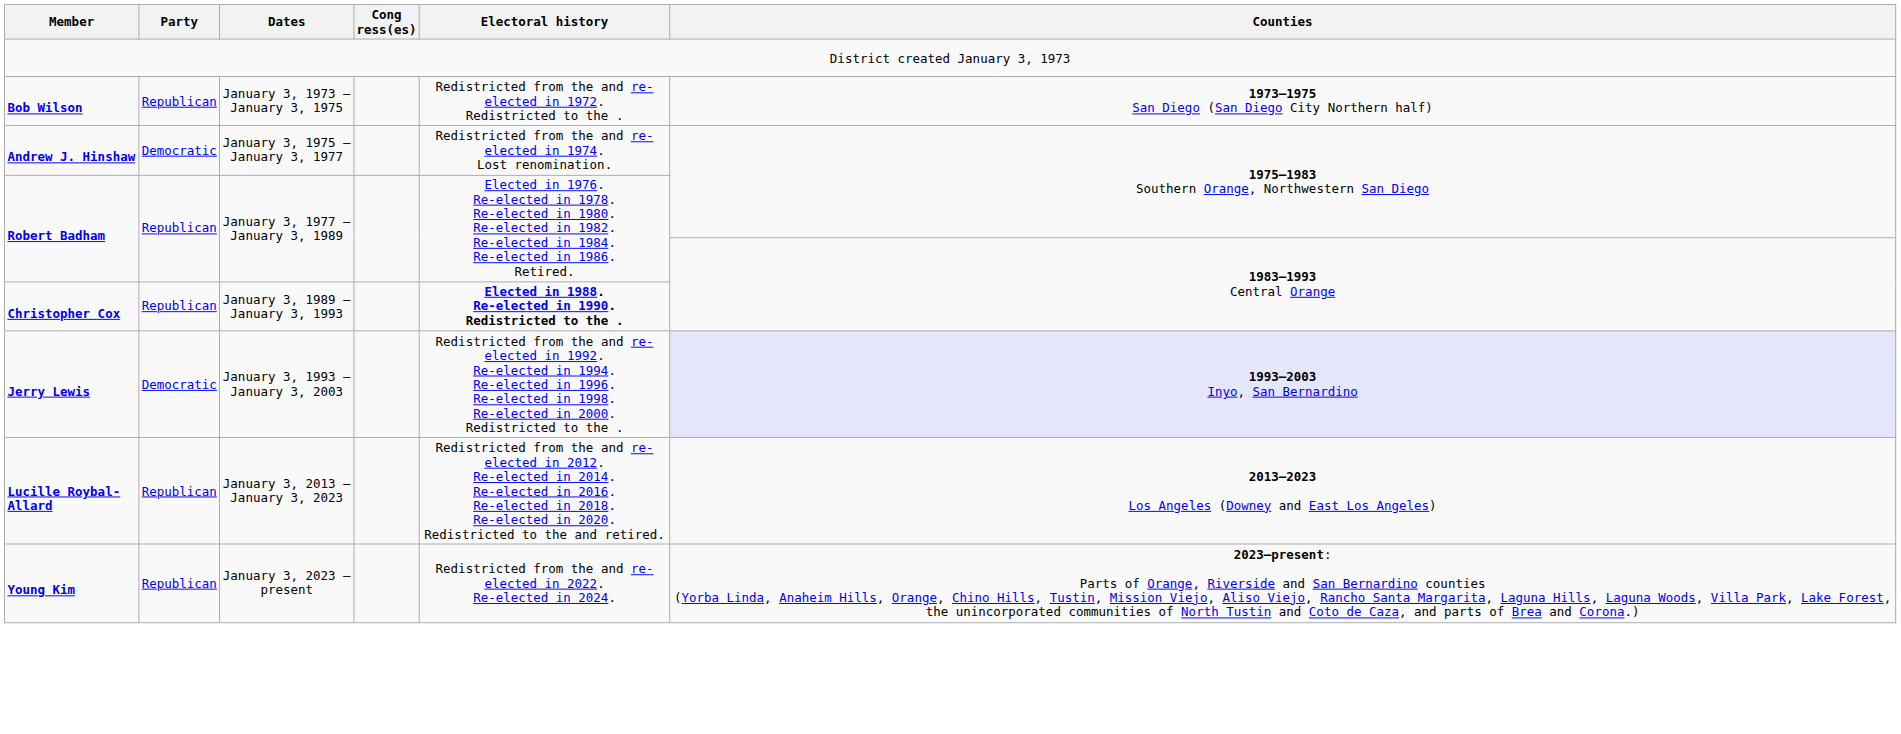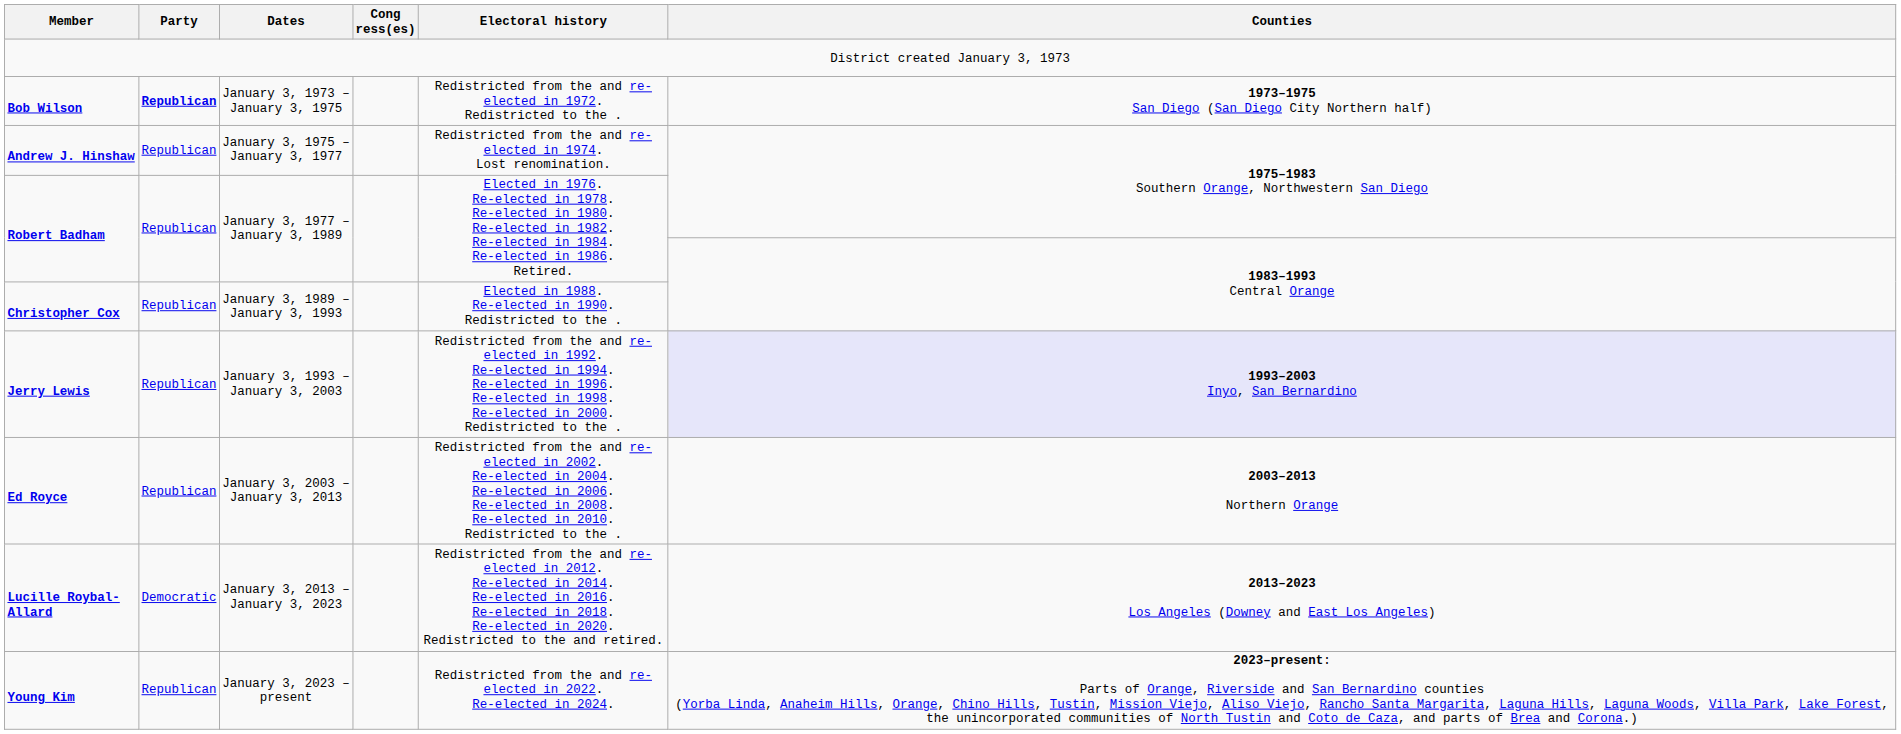(179, 101) normal -> (179, 101) bold
(179, 150) Democratic -> (179, 150) Republican
(545, 306) bold -> (543, 306) normal
(179, 384) Democratic -> (179, 384) Republican
+ row: (37, 498)
(179, 491) Republican -> (179, 598) Democratic
